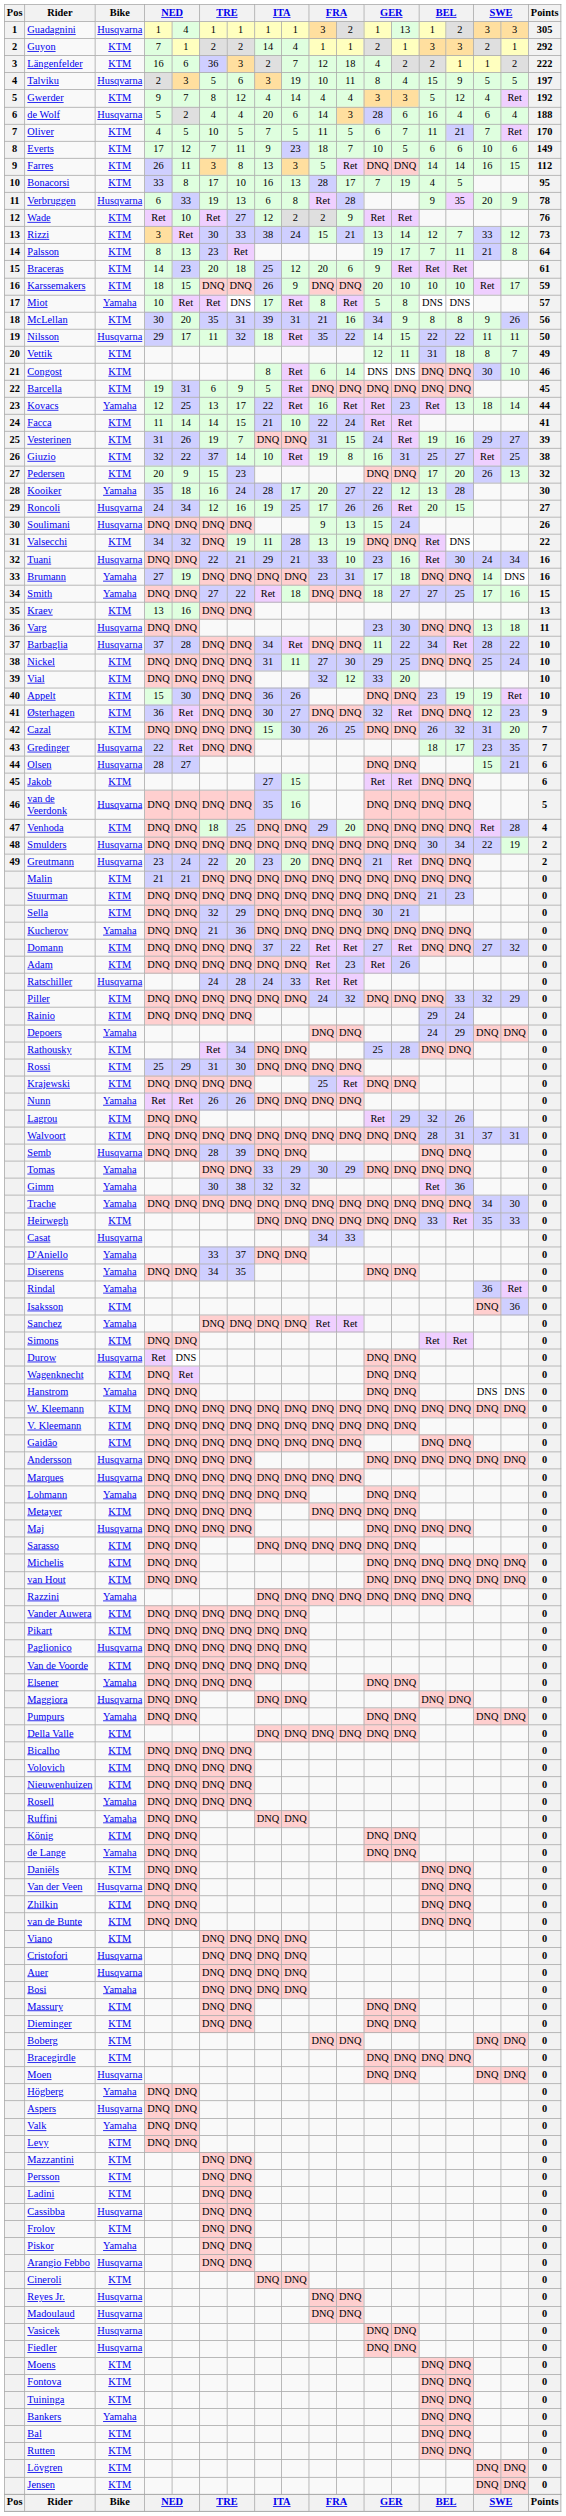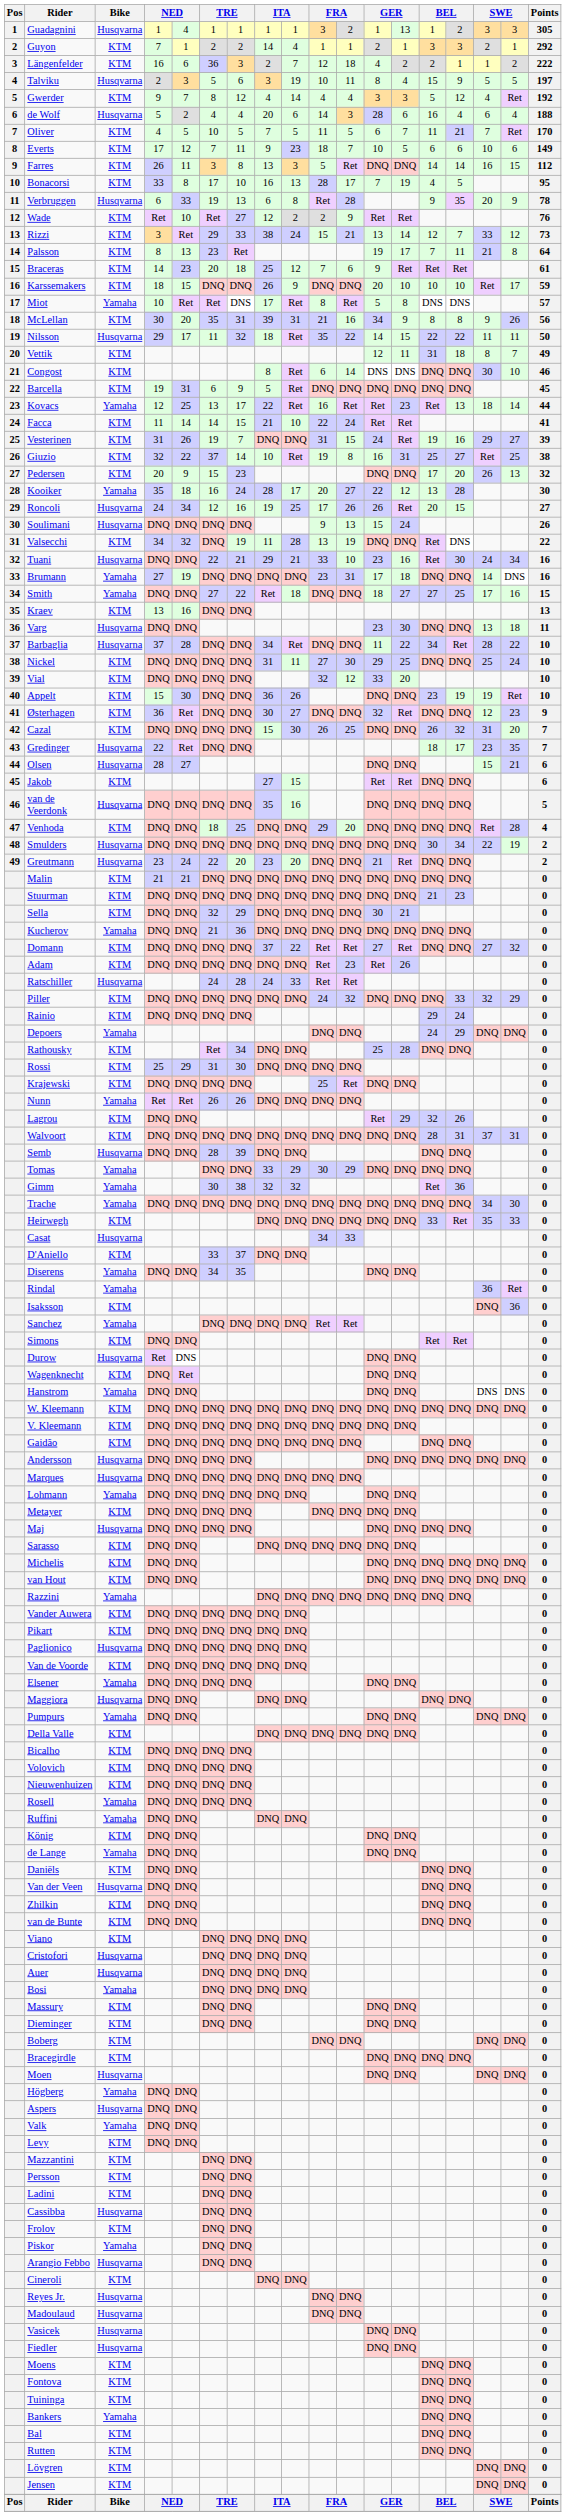(213, 234) 30 -> (213, 234) 29
(323, 269) 20 -> (323, 269) 7
(120, 1255) Yamaha -> (120, 1255) KTM
